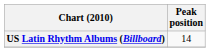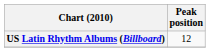(186, 39) 14 -> (186, 39) 12
